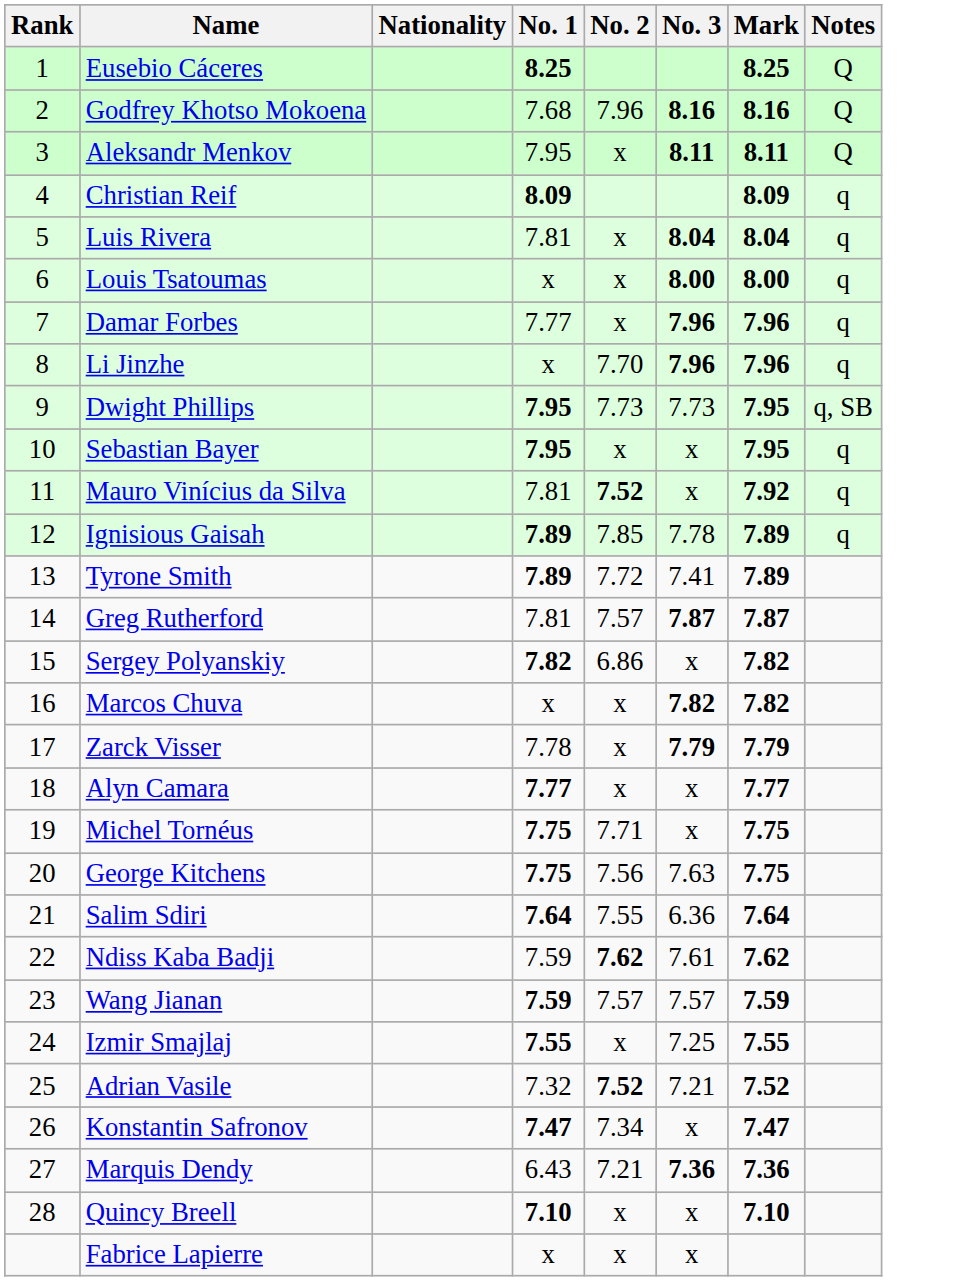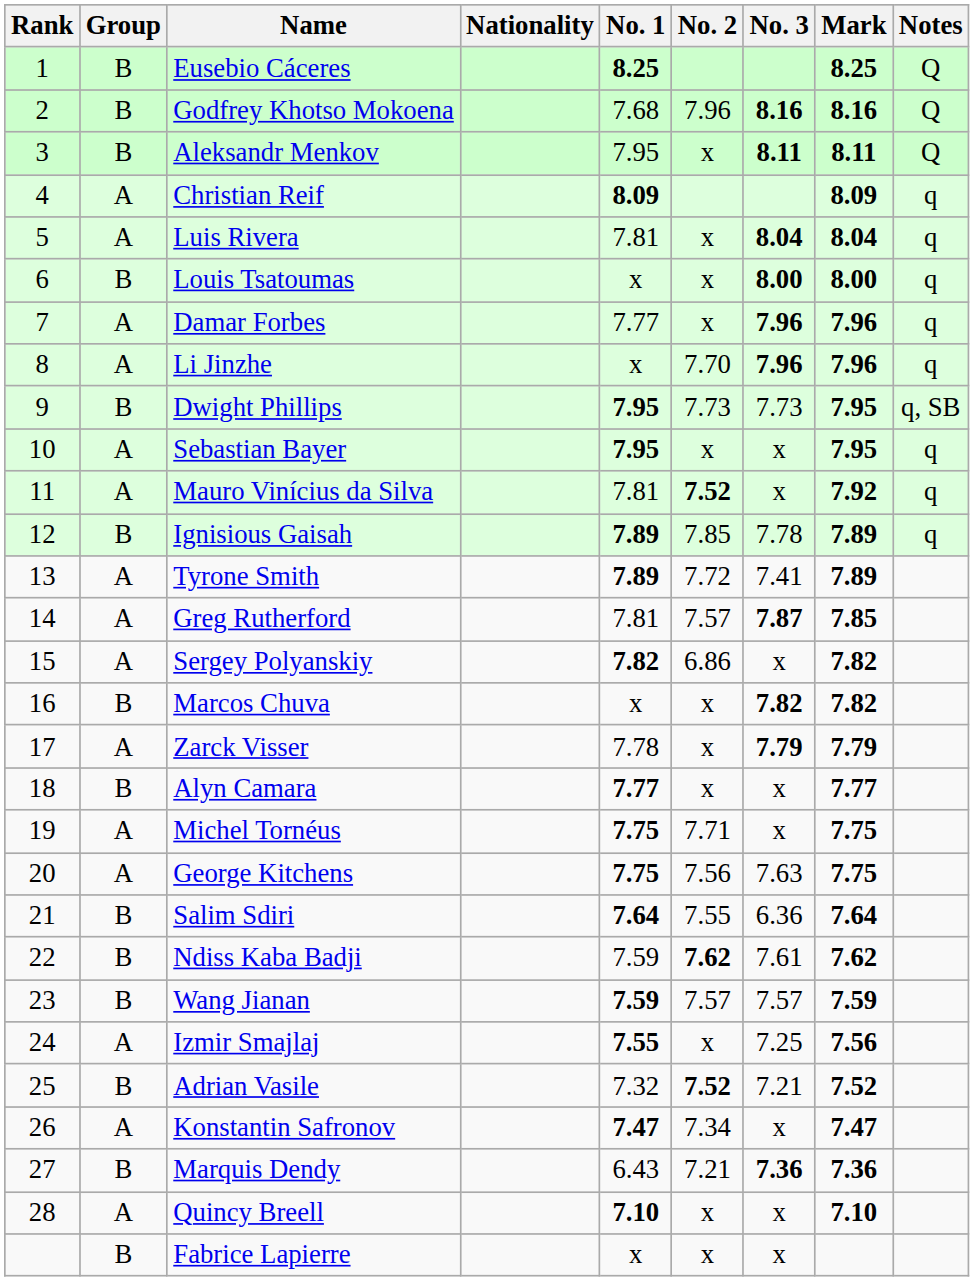+ column: (123, 25)
(766, 618) 7.87 -> (854, 618) 7.85
(766, 1042) 7.55 -> (854, 1042) 7.56
